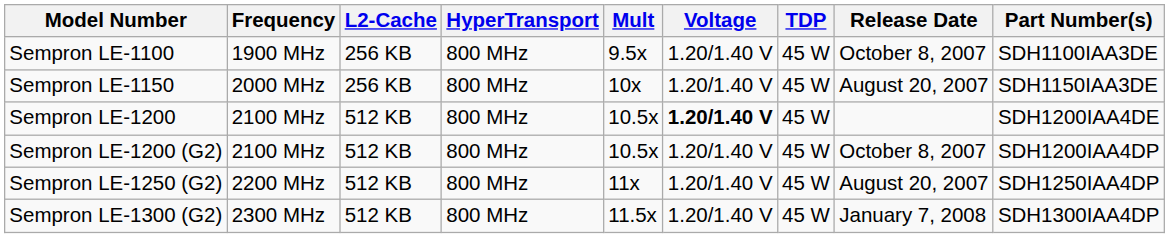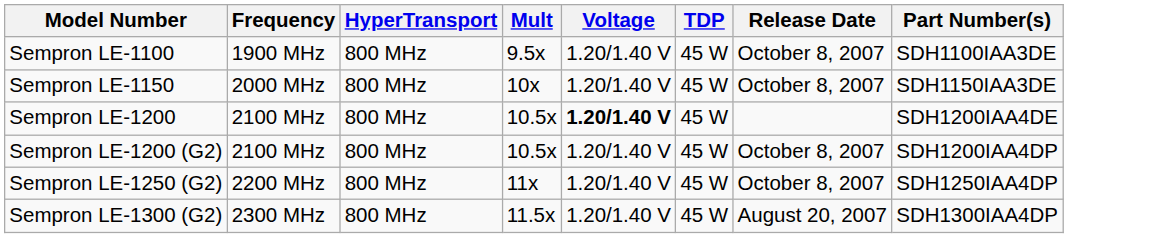- column: (391, 20)
(914, 85) August 20, 2007 -> (811, 85) October 8, 2007
(914, 183) August 20, 2007 -> (811, 183) October 8, 2007
(913, 215) January 7, 2008 -> (812, 215) August 20, 2007
